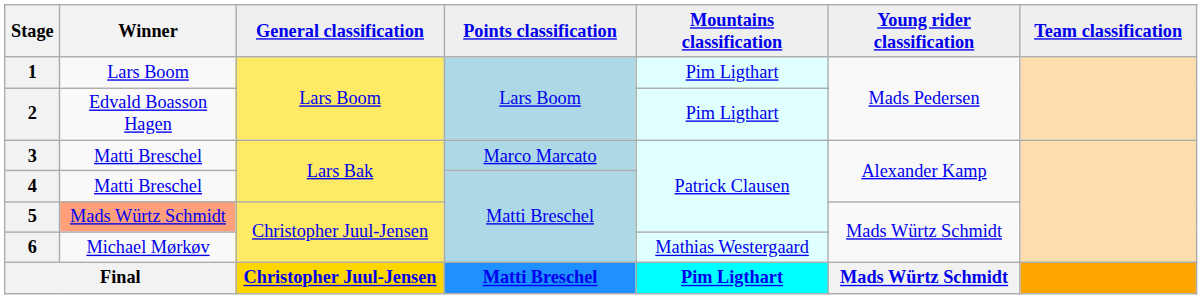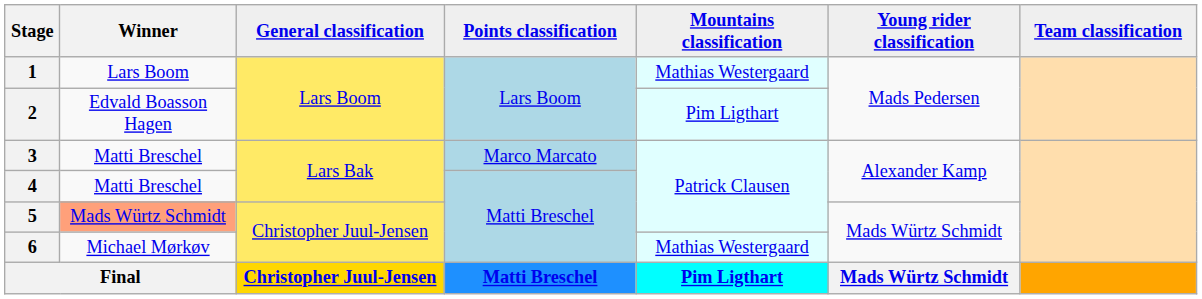(732, 72) Pim Ligthart -> (732, 72) Mathias Westergaard
